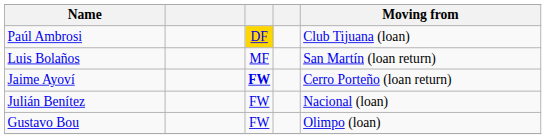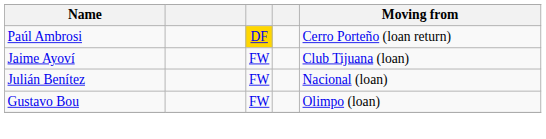(356, 36) Club Tijuana (loan) -> (377, 36) Cerro Porteño (loan return)
- row: (44, 58)
(259, 79) bold -> (259, 58) normal
(377, 79) Cerro Porteño (loan return) -> (356, 58) Club Tijuana (loan)
